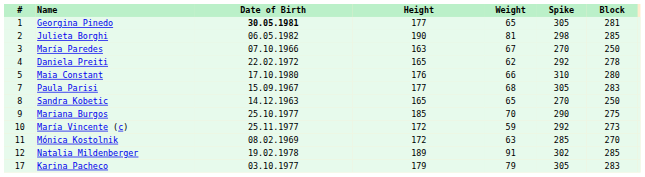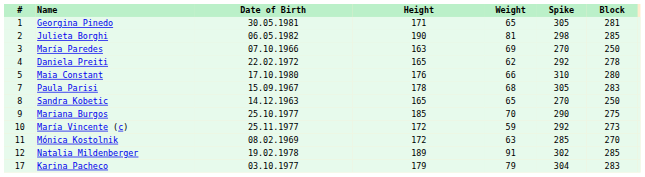(273, 23) bold -> (273, 23) normal
(419, 23) 177 -> (419, 23) 171
(511, 49) 67 -> (511, 49) 69
(419, 88) 177 -> (419, 88) 178
(561, 166) 305 -> (561, 166) 304
